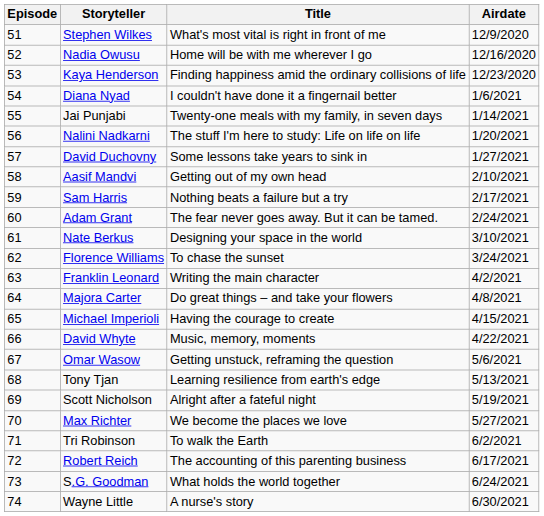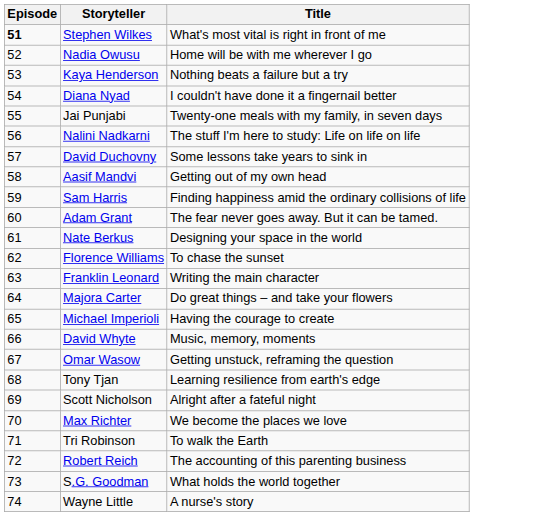- column: (504, 14)
(14, 34) normal -> (14, 34) bold
(318, 75) Finding happiness amid the ordinary collisions of life -> (259, 75) Nothing beats a failure but a try
(259, 197) Nothing beats a failure but a try -> (318, 197) Finding happiness amid the ordinary collisions of life
